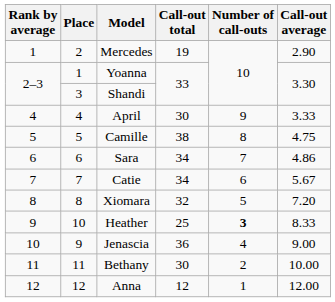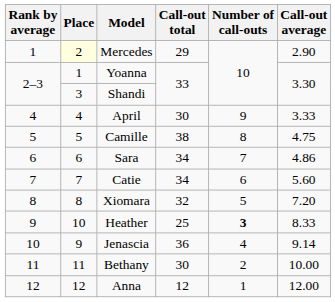(79, 51) no background -> (79, 51) lightyellow background
(182, 51) 19 -> (182, 51) 29
(304, 179) 5.67 -> (304, 179) 5.60
(304, 243) 9.00 -> (304, 243) 9.14
